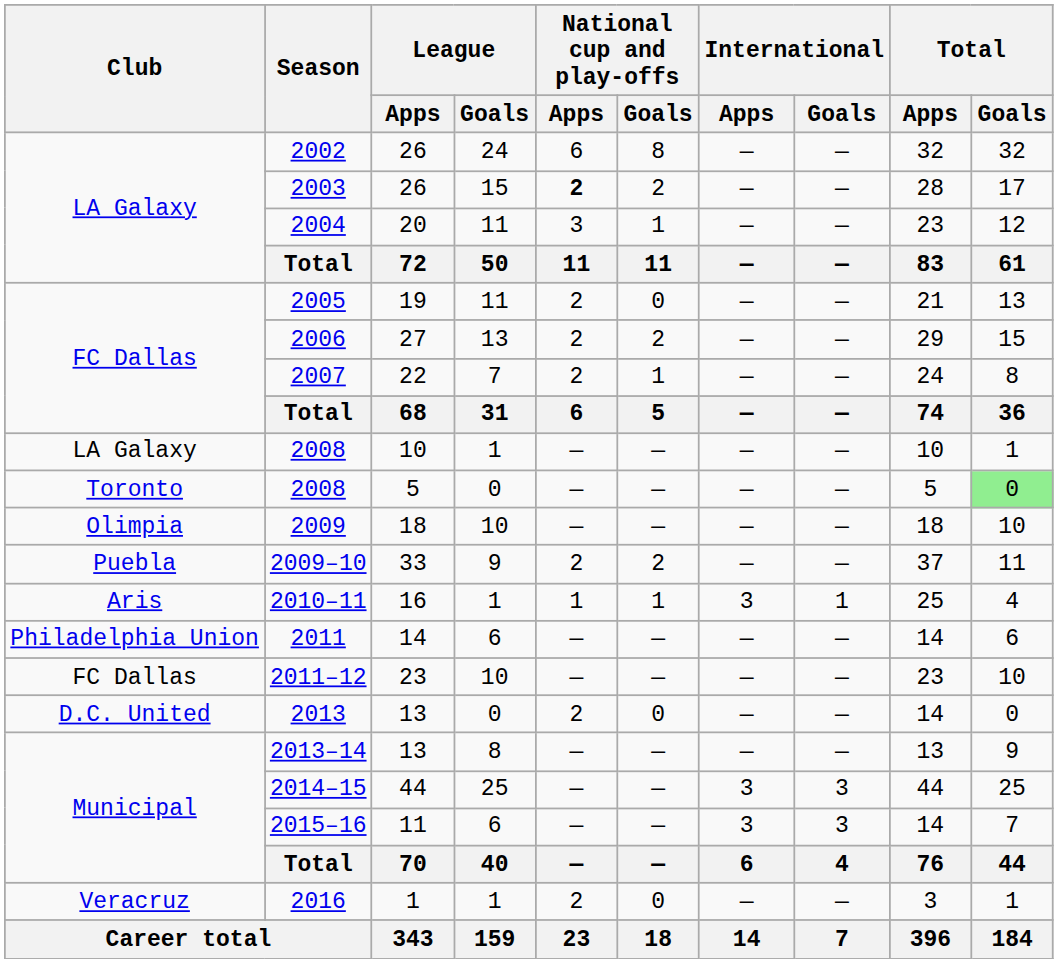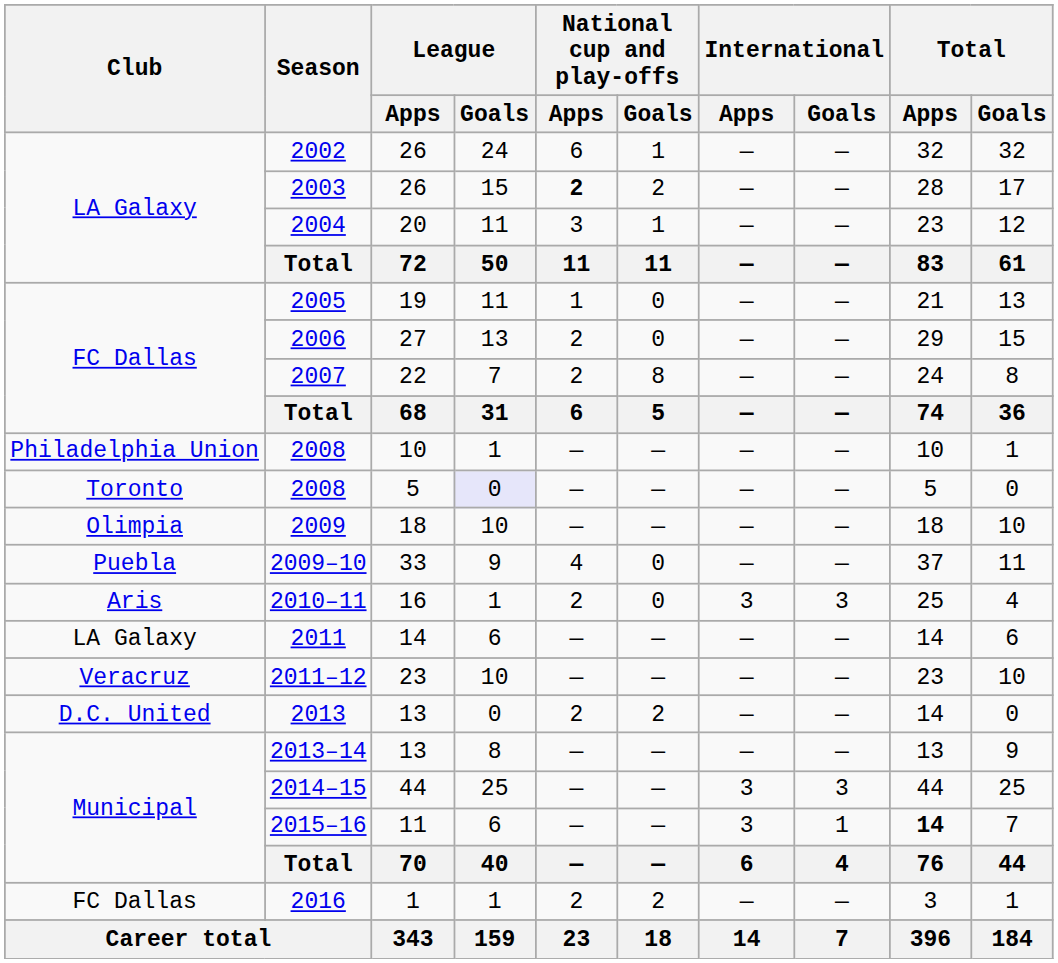(658, 152) 8 -> (658, 152) 1
(576, 302) 2 -> (576, 302) 1
(658, 339) 2 -> (658, 339) 0
(658, 377) 1 -> (658, 377) 8
(135, 452) LA Galaxy -> (135, 452) Philadelphia Union
(495, 489) no background -> (495, 489) lavender background
(1012, 489) lightgreen background -> (1012, 489) no background
(576, 564) 2 -> (576, 564) 4
(658, 564) 2 -> (658, 564) 0
(576, 602) 1 -> (576, 602) 2
(658, 602) 1 -> (658, 602) 0
(842, 602) 1 -> (842, 602) 3
(135, 639) Philadelphia Union -> (135, 639) LA Galaxy
(135, 677) FC Dallas -> (135, 677) Veracruz
(658, 714) 0 -> (658, 714) 2
(842, 827) 3 -> (842, 827) 1
(930, 827) normal -> (930, 827) bold
(135, 902) Veracruz -> (135, 902) FC Dallas
(658, 902) 0 -> (658, 902) 2
